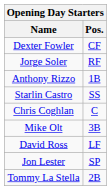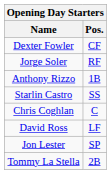- row: (44, 128)
